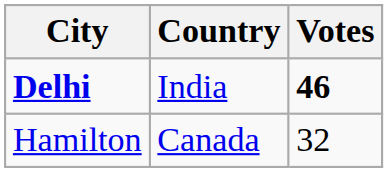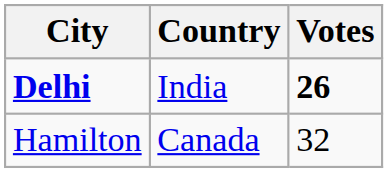(313, 85) 46 -> (313, 85) 26
